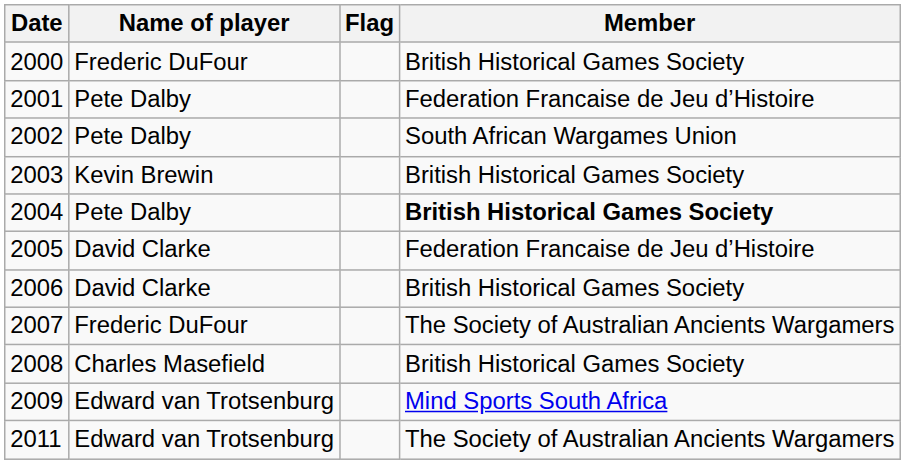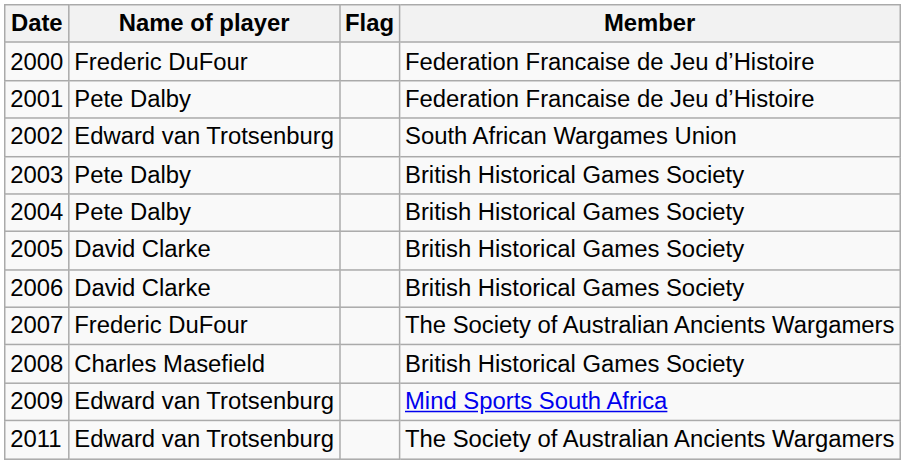(575, 61) British Historical Games Society -> (610, 61) Federation Francaise de Jeu d’Histoire
(133, 136) Pete Dalby -> (204, 136) Edward van Trotsenburg
(144, 174) Kevin Brewin -> (133, 174) Pete Dalby
(589, 212) bold -> (575, 212) normal
(610, 250) Federation Francaise de Jeu d’Histoire -> (575, 250) British Historical Games Society
